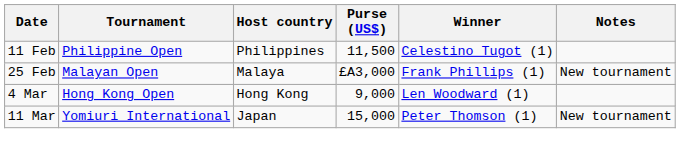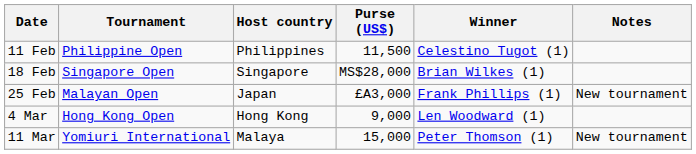+ row: (32, 74)
(261, 74) Malaya -> (257, 95) Japan
(257, 117) Japan -> (261, 138) Malaya
